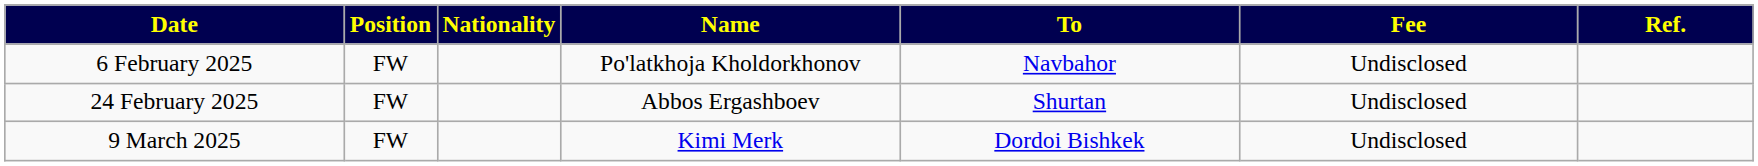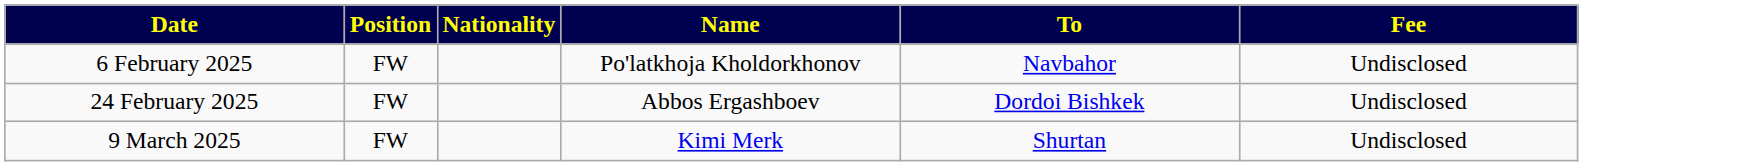- column: (1666, 24)
(1069, 102) Shurtan -> (1069, 102) Dordoi Bishkek
(1069, 141) Dordoi Bishkek -> (1069, 141) Shurtan
